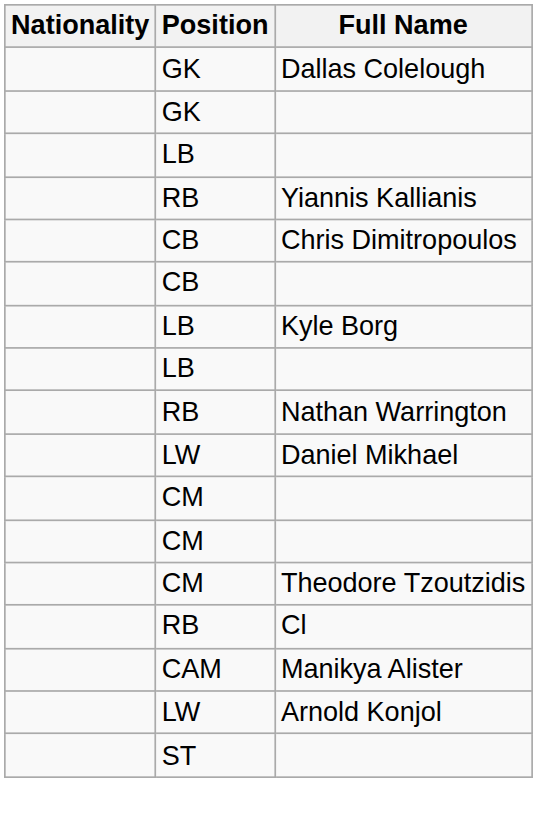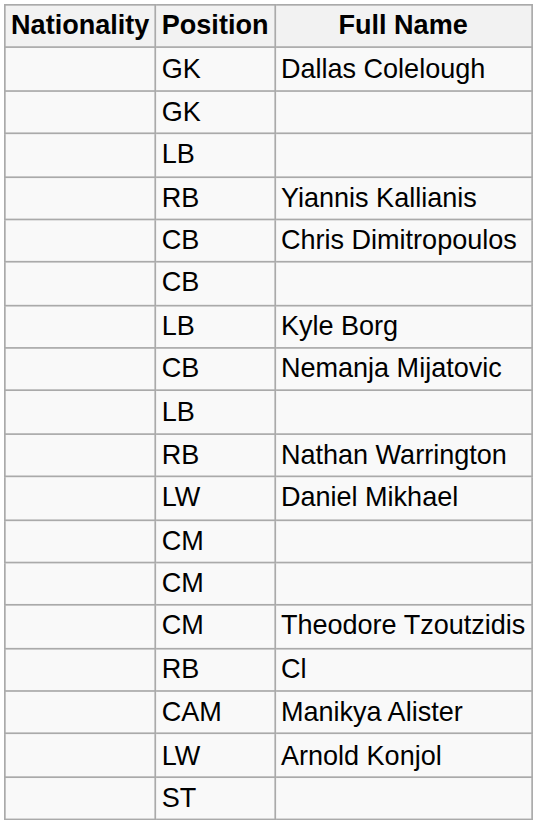+ row: (181, 369)
